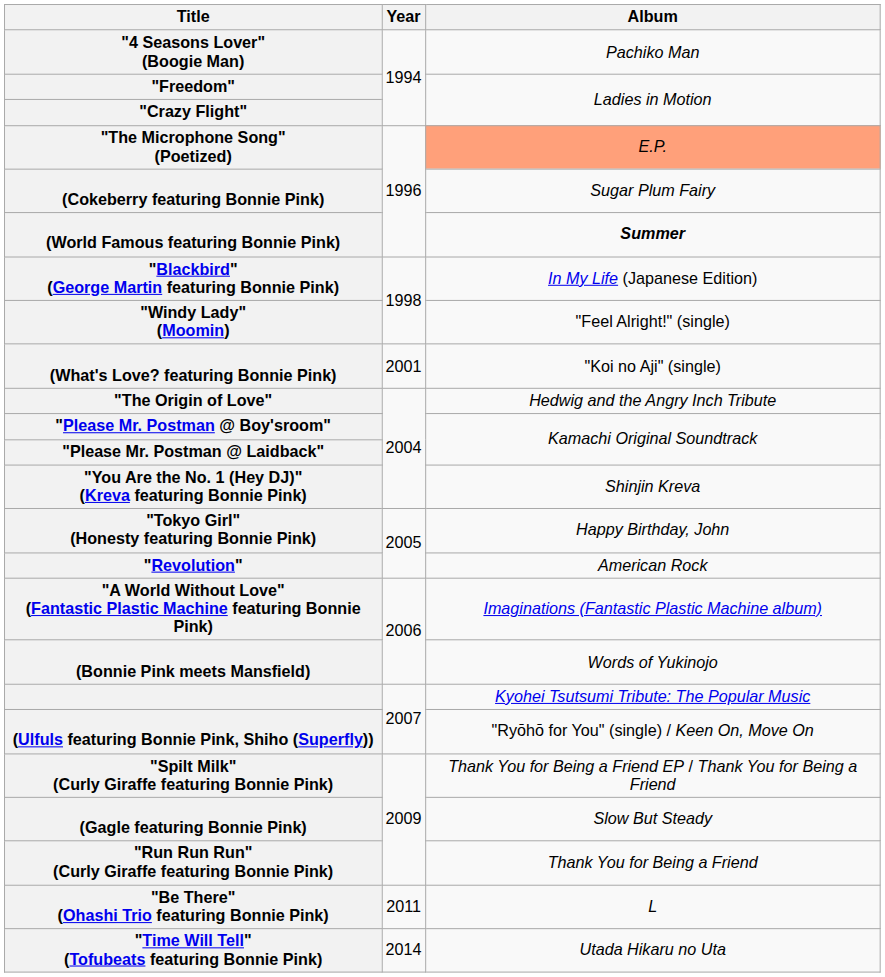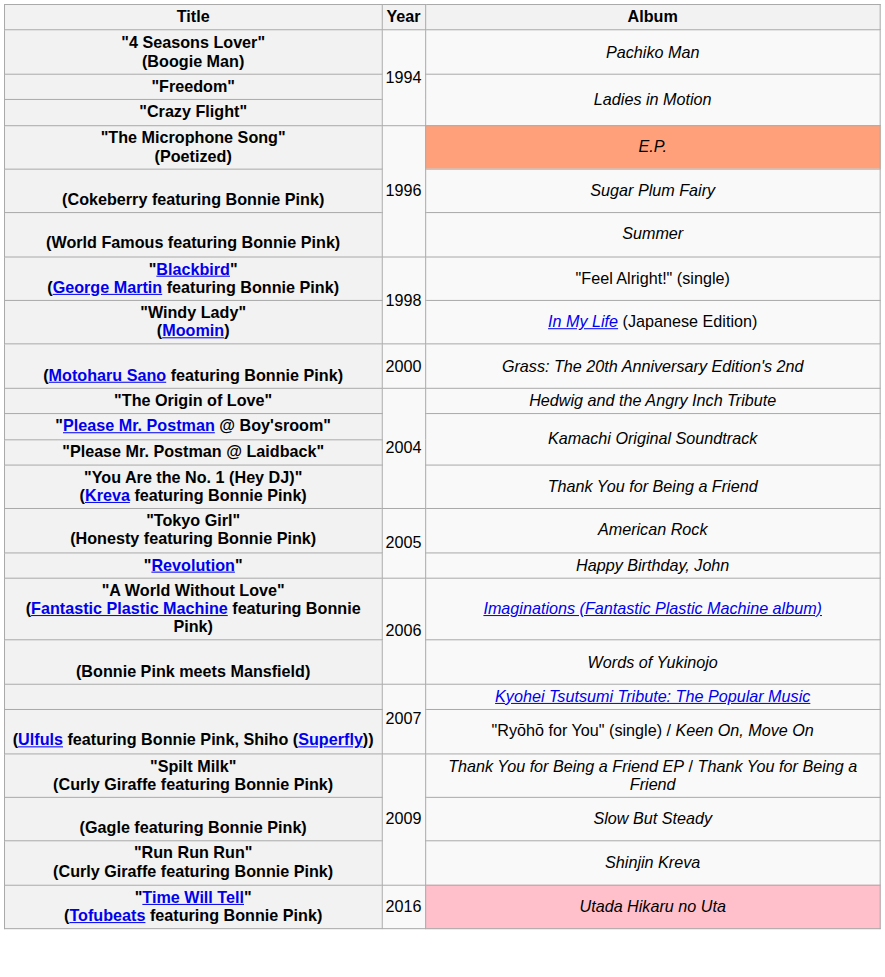(653, 234) bold -> (653, 234) normal
(653, 278) In My Life (Japanese Edition) -> (653, 278) "Feel Alright!" (single)
(653, 322) "Feel Alright!" (single) -> (653, 322) In My Life (Japanese Edition)
+ row: (193, 375)
- row: (193, 375)
(653, 486) Shinjin Kreva -> (653, 486) Thank You for Being a Friend
(653, 530) Happy Birthday, John -> (653, 530) American Rock
(653, 565) American Rock -> (653, 565) Happy Birthday, John
(653, 862) Thank You for Being a Friend -> (653, 862) Shinjin Kreva
- row: (193, 906)
(404, 950) 2014 -> (404, 906) 2016
(653, 950) no background -> (653, 906) pink background
